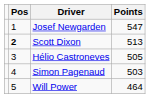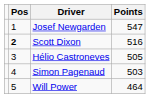(135, 42) 513 -> (135, 42) 516
